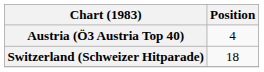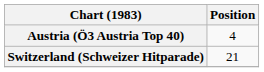(233, 56) 18 -> (233, 56) 21
